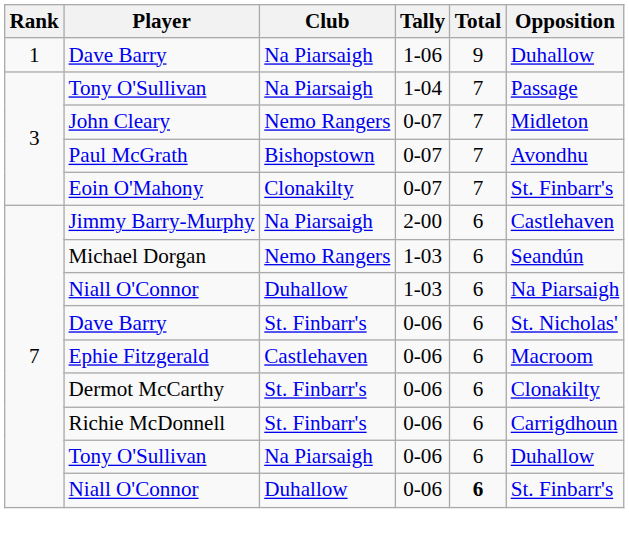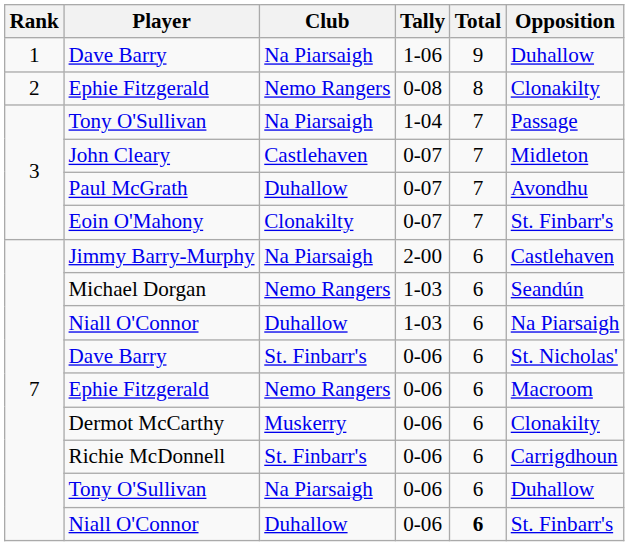+ row: (139, 88)
(327, 121) Nemo Rangers -> (316, 155) Castlehaven
(319, 155) Bishopstown -> (306, 188) Duhallow
(316, 356) Castlehaven -> (327, 389) Nemo Rangers
(315, 389) St. Finbarr's -> (305, 423) Muskerry
